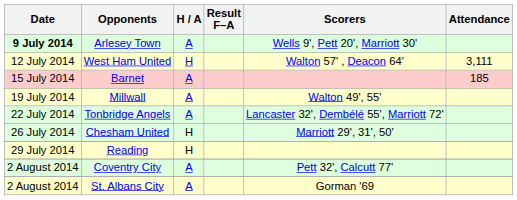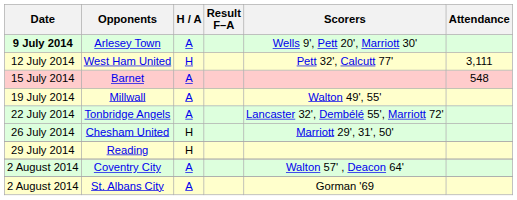(345, 61) Walton 57' , Deacon 64' -> (345, 61) Pett 32', Calcutt 77'
(479, 79) 185 -> (479, 79) 548
(345, 168) Pett 32', Calcutt 77' -> (345, 168) Walton 57' , Deacon 64'
